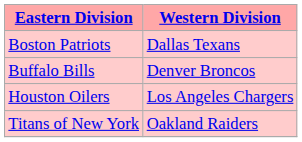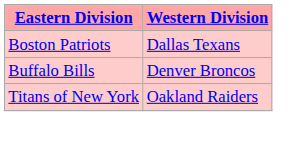- row: (59, 96)
